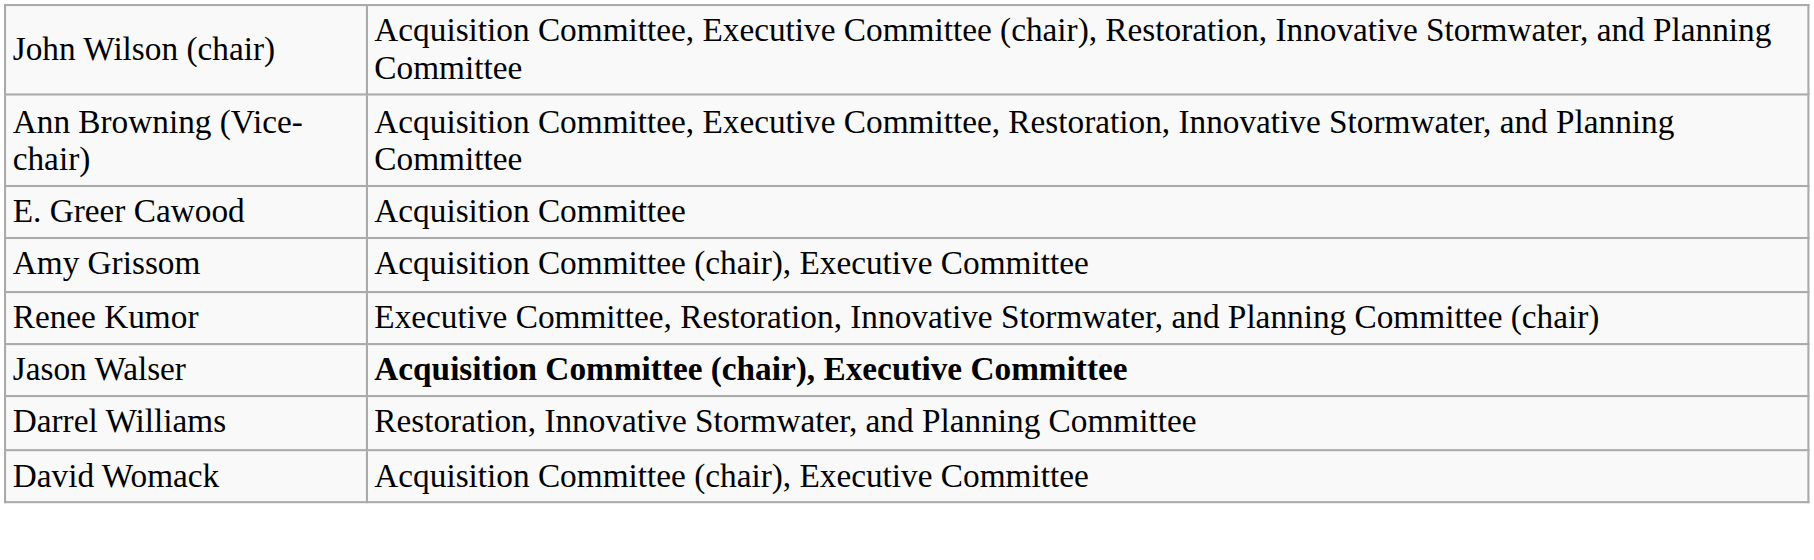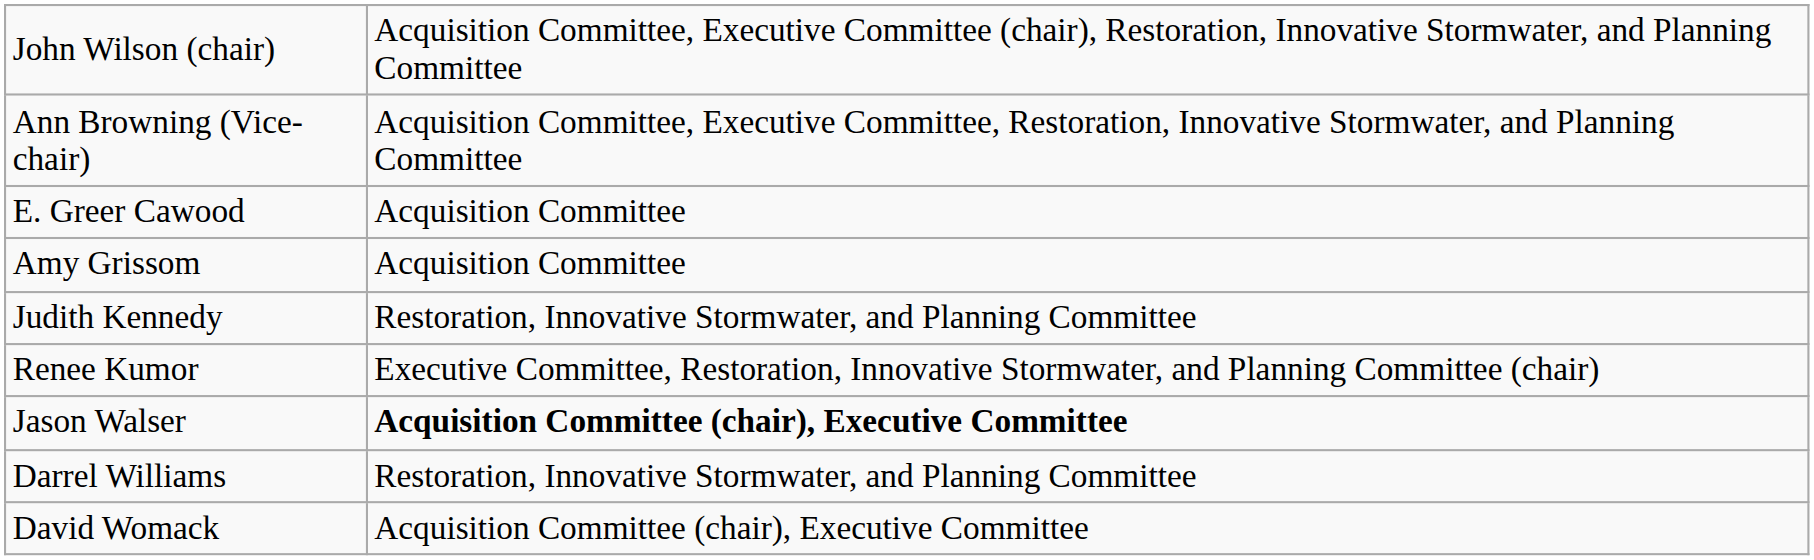(732, 264) Acquisition Committee (chair), Executive Committee -> (530, 264) Acquisition Committee
+ row: (118, 316)
